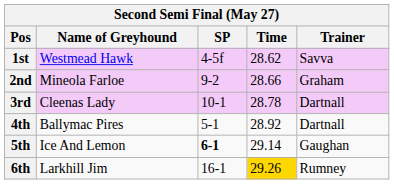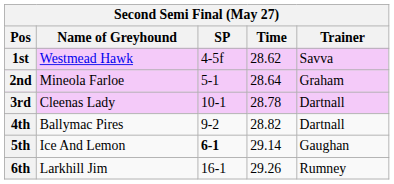(210, 80) 9-2 -> (210, 80) 5-1
(266, 80) 28.66 -> (266, 80) 28.64
(210, 124) 5-1 -> (210, 124) 9-2
(266, 124) 28.92 -> (266, 124) 28.82
(266, 168) gold background -> (266, 168) no background
